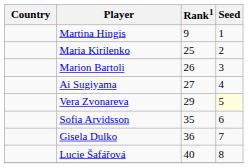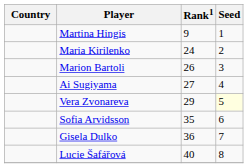(189, 50) 25 -> (189, 50) 24
